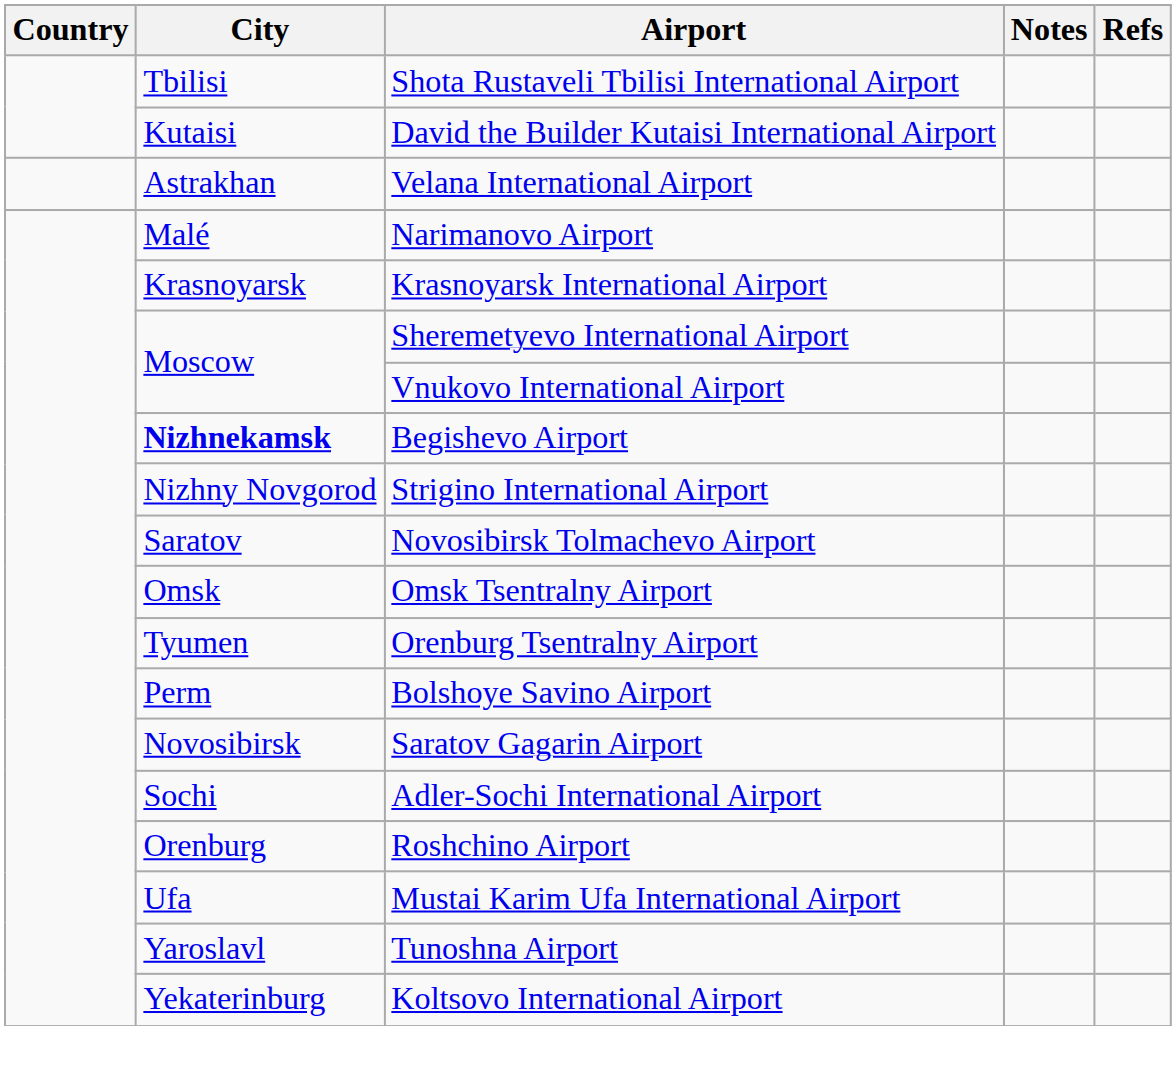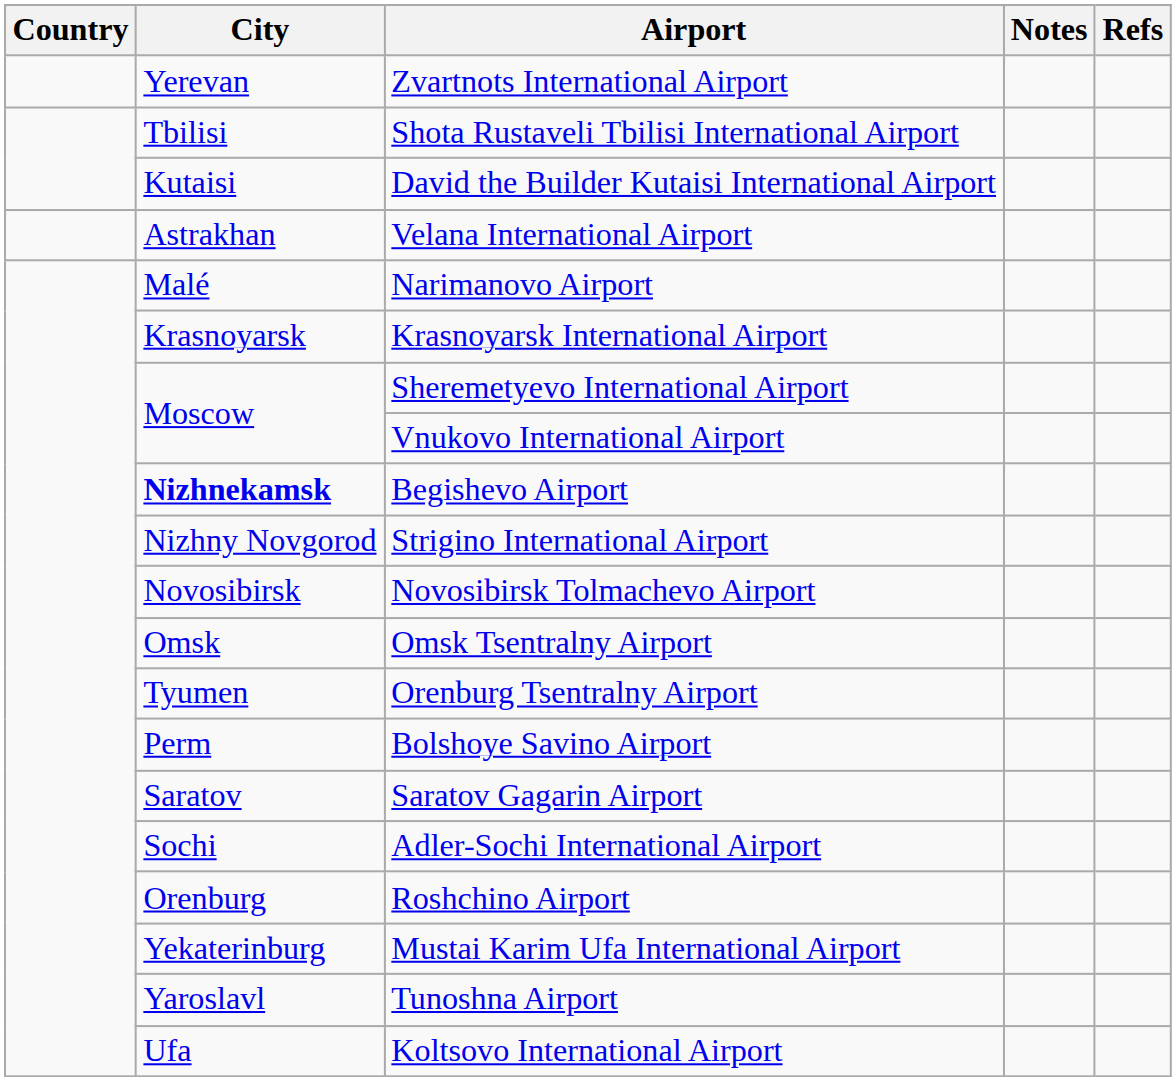+ row: (590, 81)
(193, 540) Saratov -> (222, 591) Novosibirsk
(222, 744) Novosibirsk -> (193, 795) Saratov
(167, 897) Ufa -> (234, 948) Yekaterinburg
(234, 999) Yekaterinburg -> (167, 1050) Ufa
